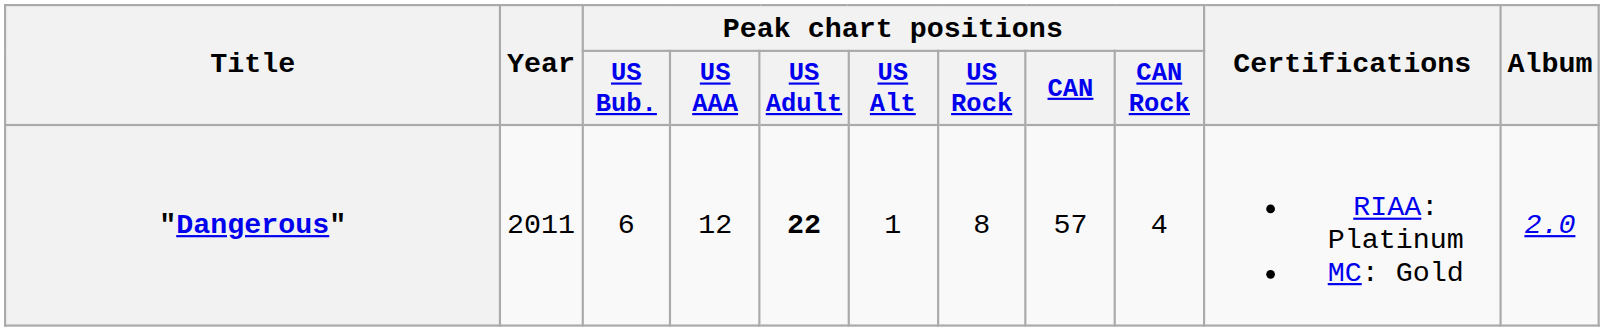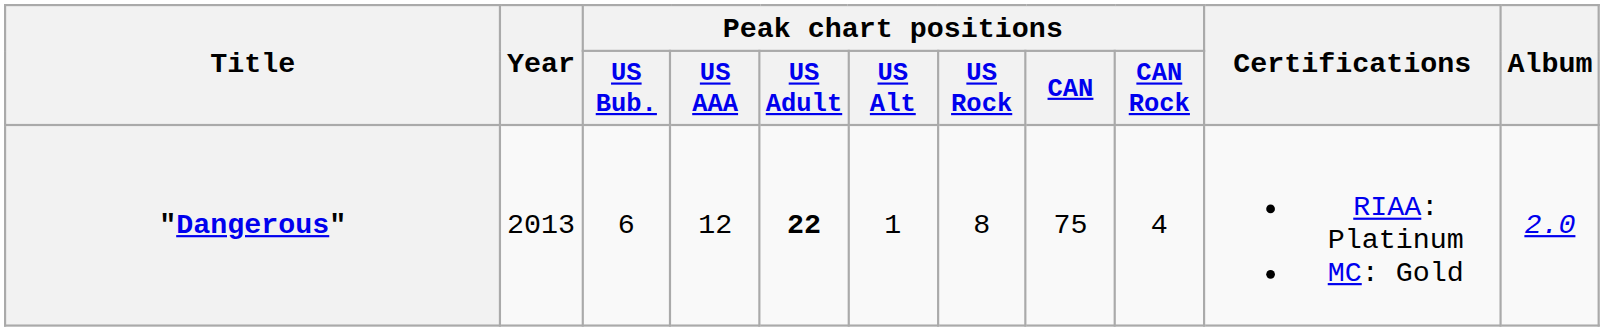(541, 225) 2011 -> (541, 225) 2013
(1070, 225) 57 -> (1070, 225) 75
